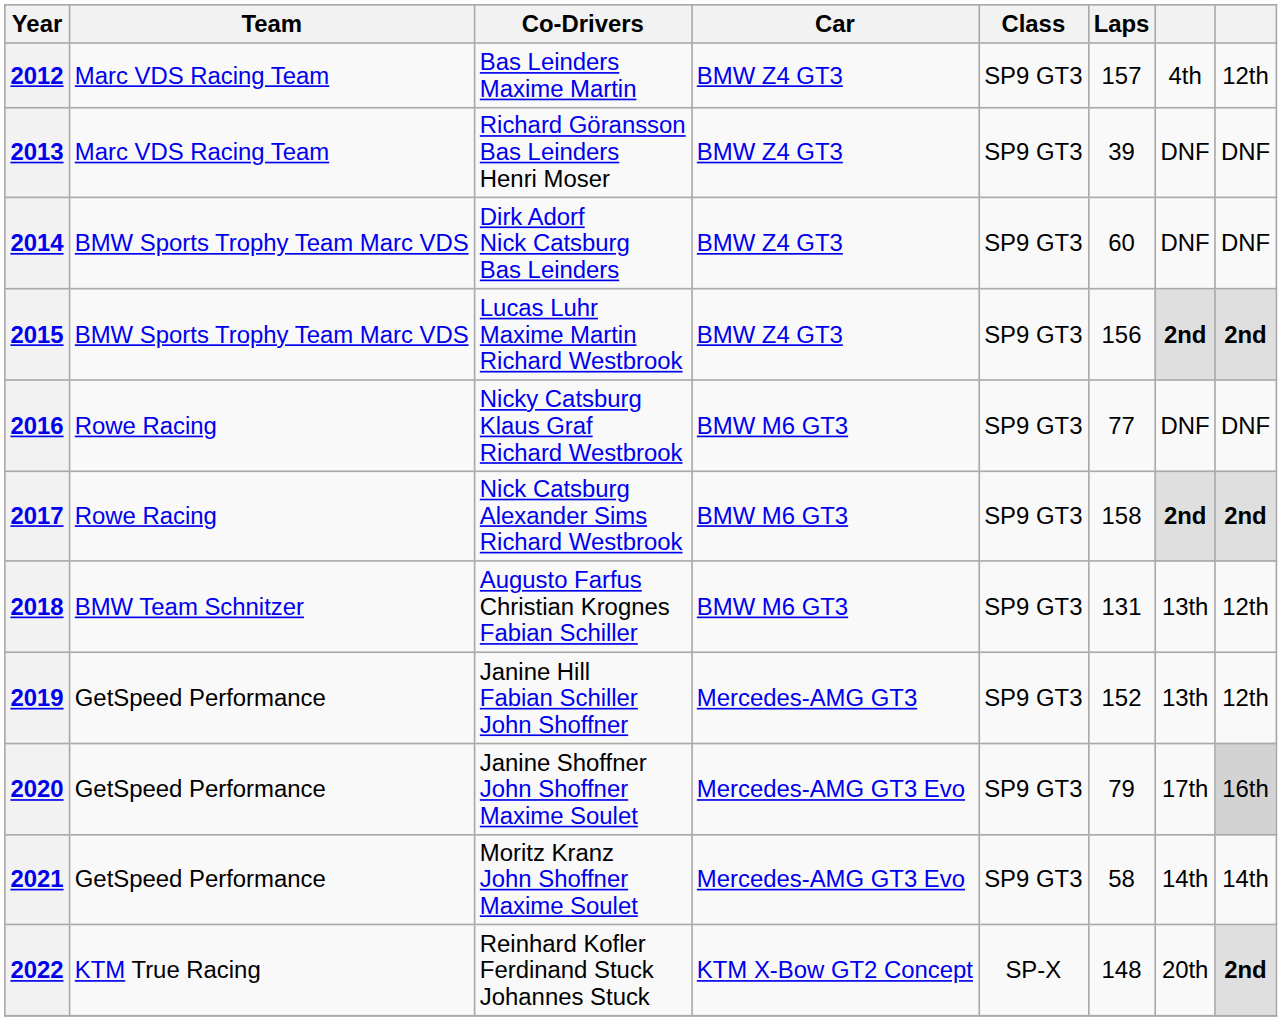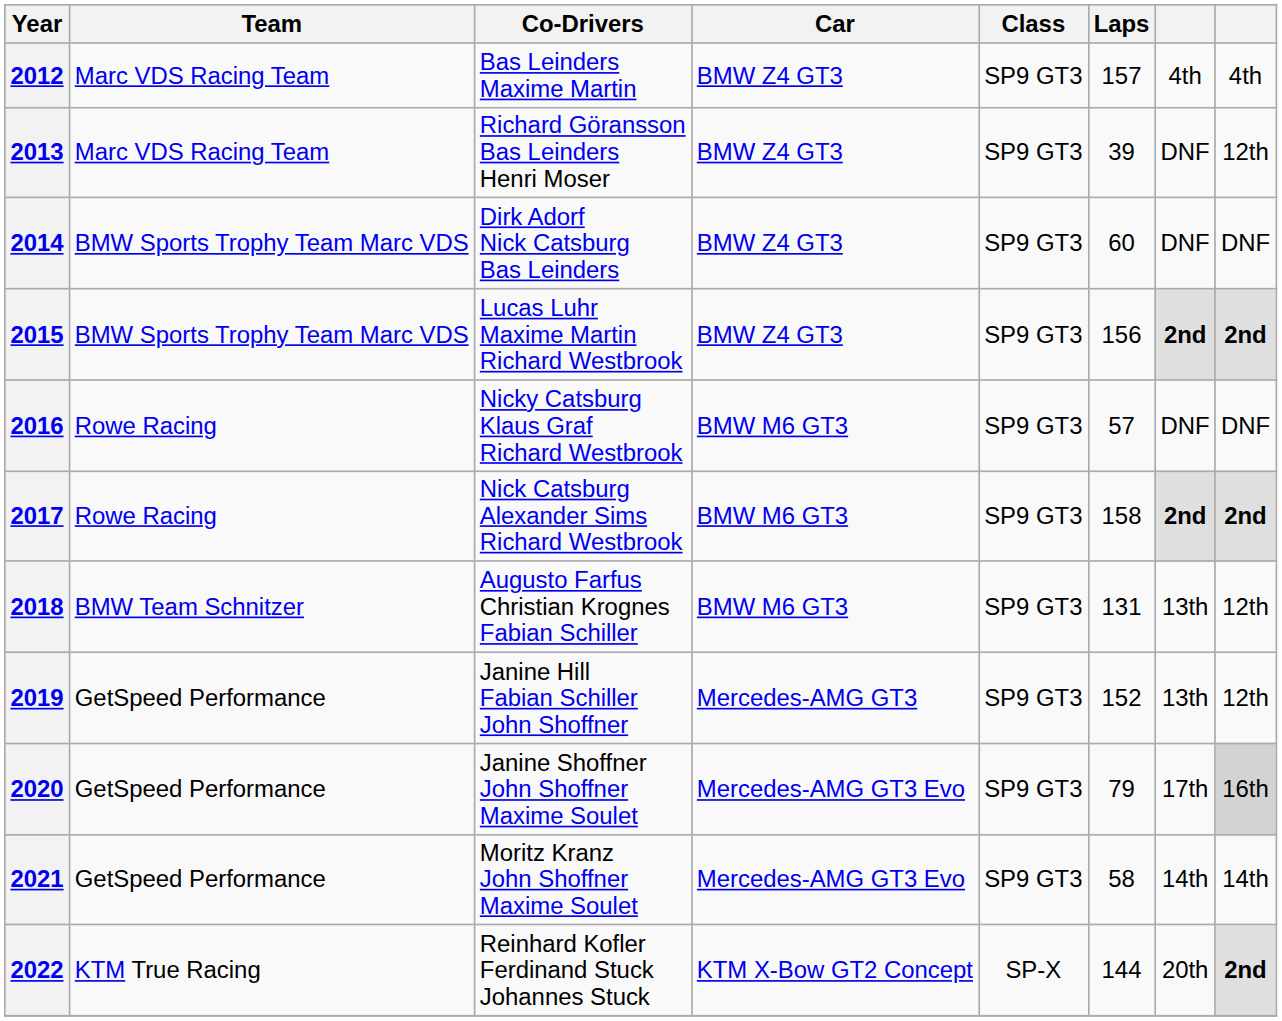(1245, 75) 12th -> (1245, 75) 4th
(1245, 153) DNF -> (1245, 153) 12th
(1122, 425) 77 -> (1122, 425) 57
(1122, 971) 148 -> (1122, 971) 144
